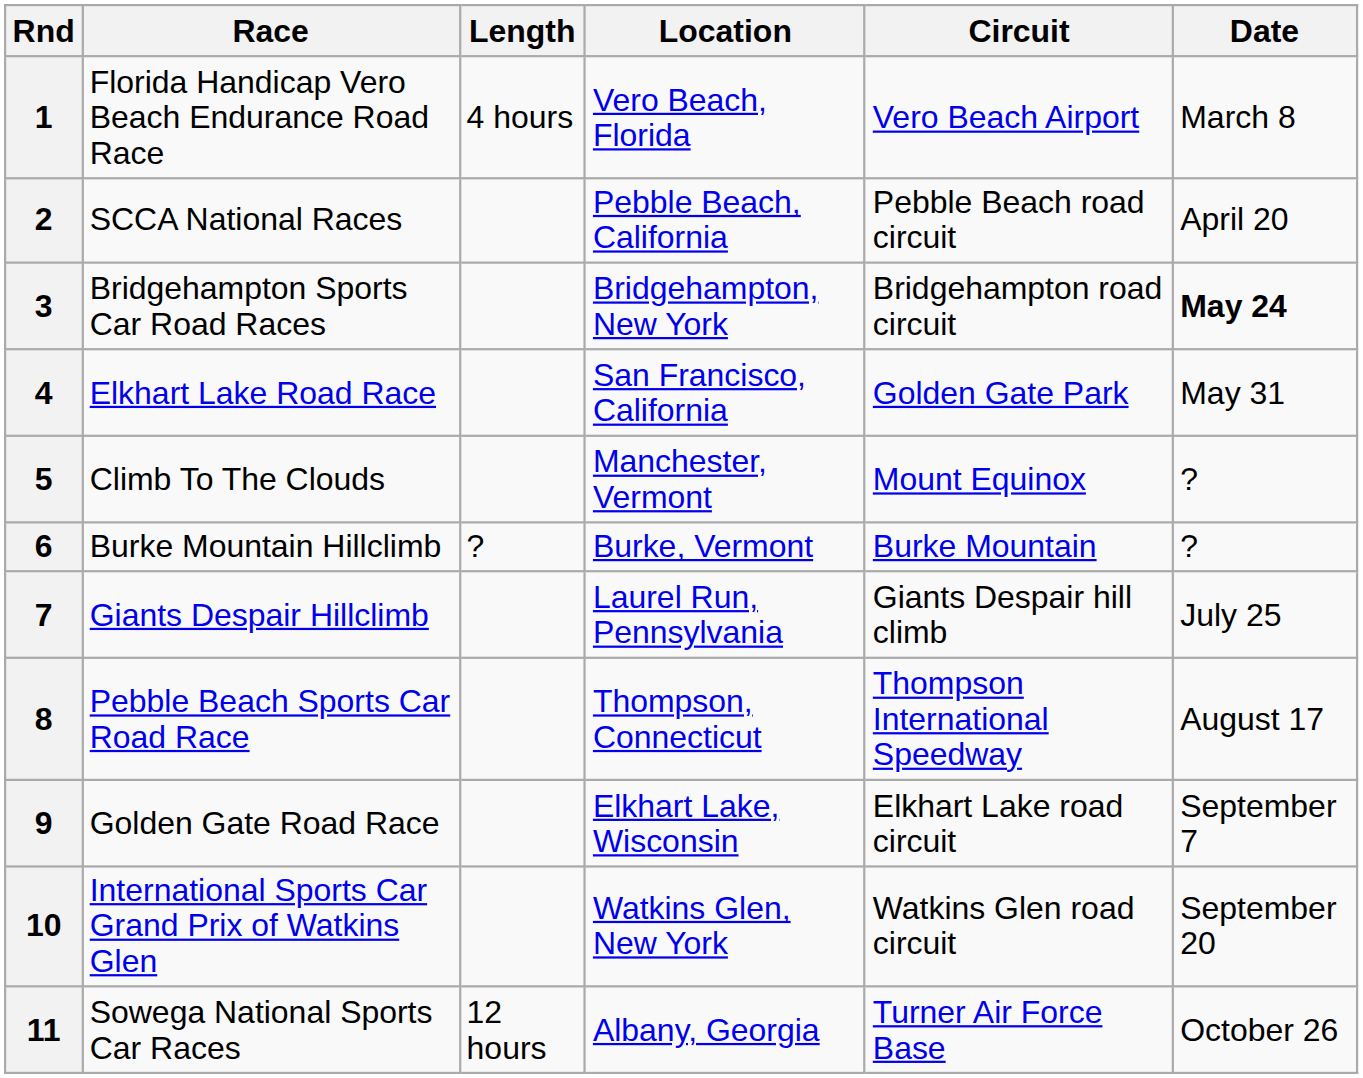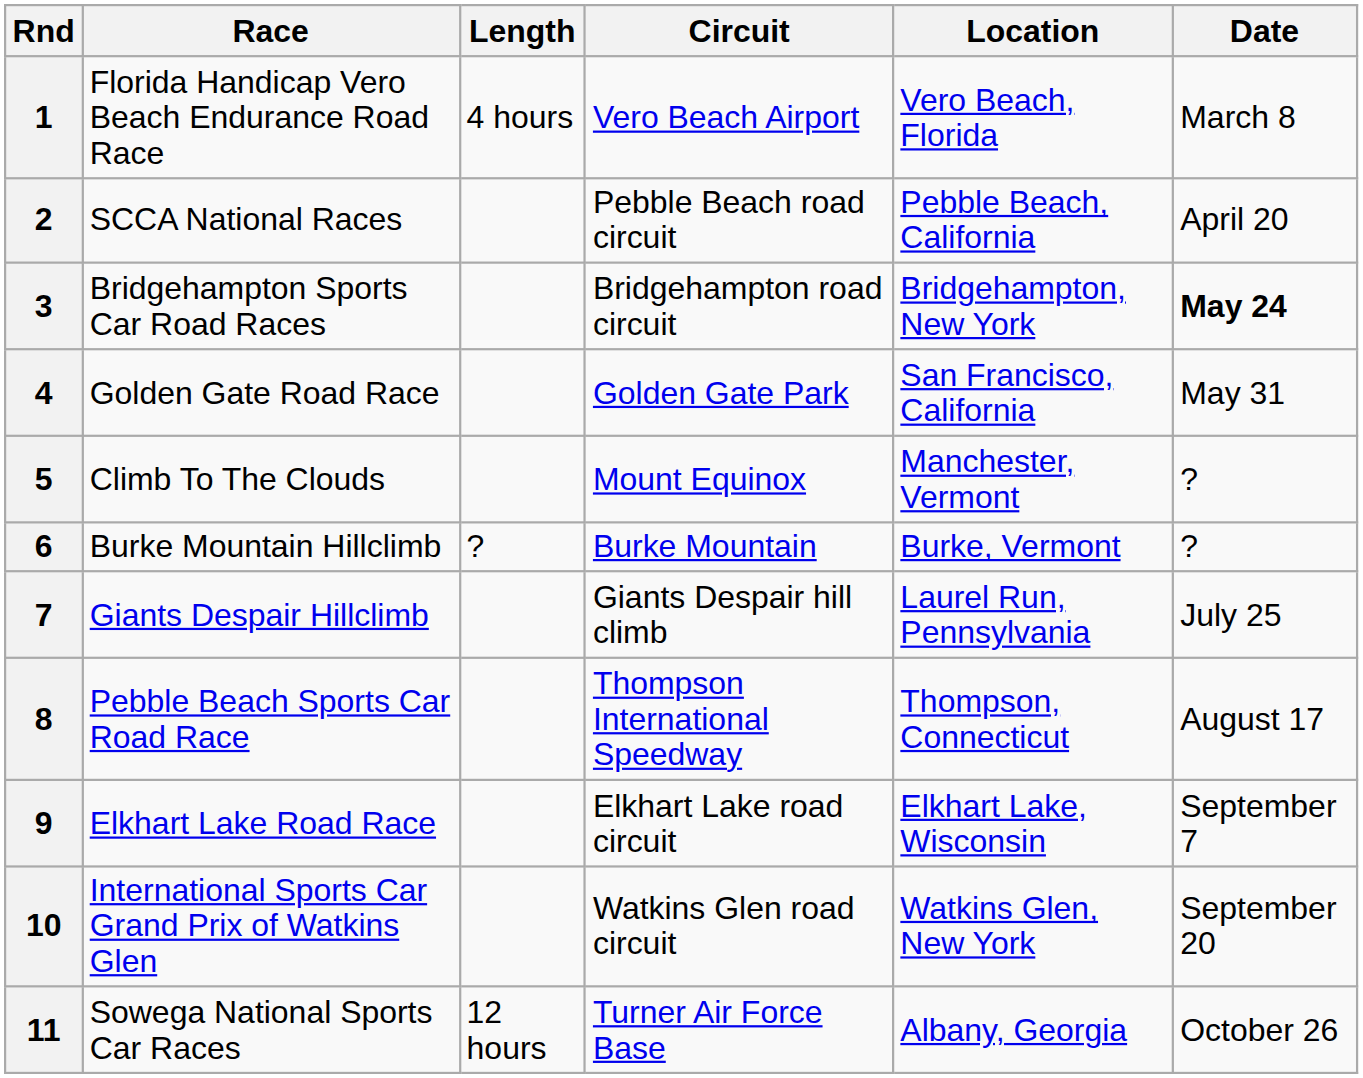columns swapped: (1019, 31) <-> (725, 31)
(263, 393) Elkhart Lake Road Race -> (265, 393) Golden Gate Road Race
(265, 823) Golden Gate Road Race -> (263, 823) Elkhart Lake Road Race
